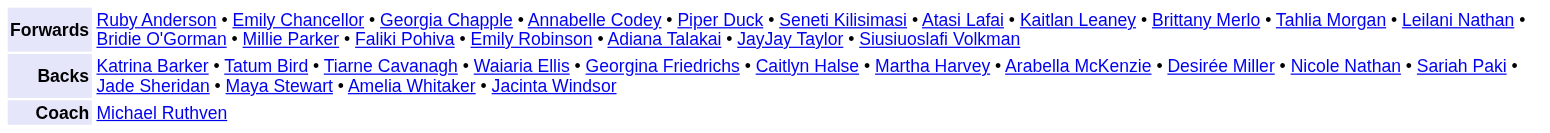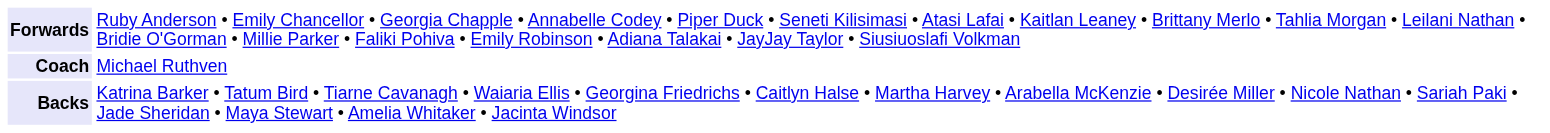rows swapped: (63, 76) <-> (62, 113)
